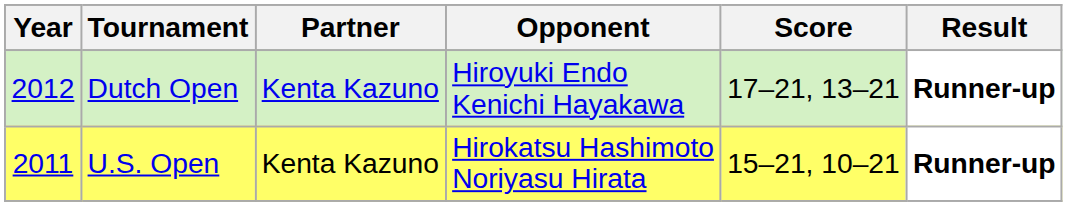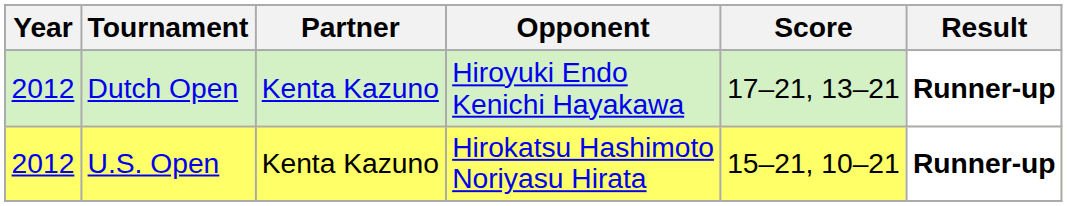(43, 164) 2011 -> (43, 164) 2012
